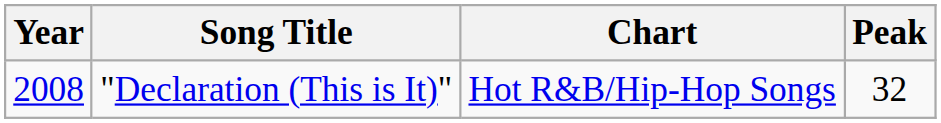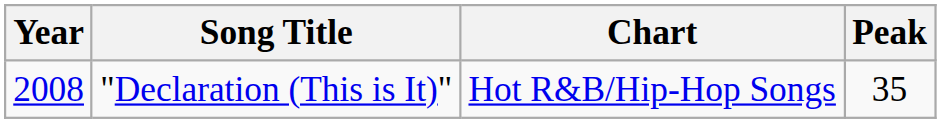(890, 88) 32 -> (890, 88) 35
